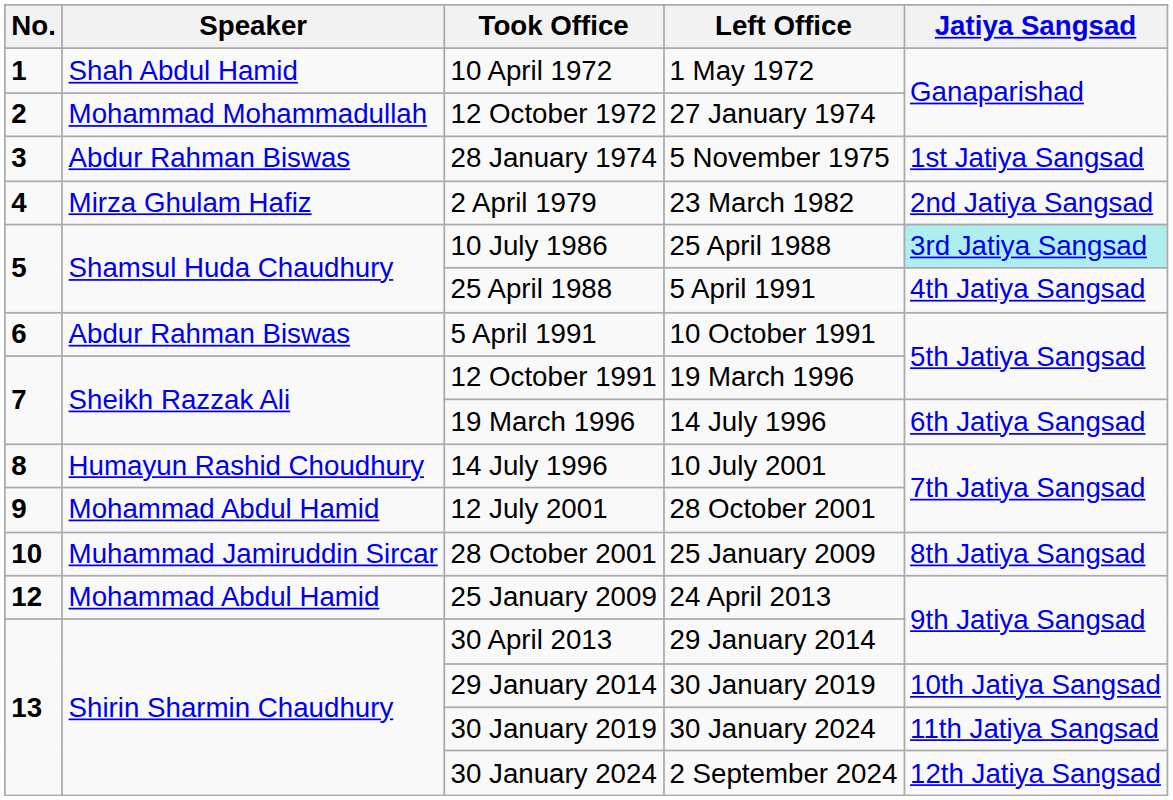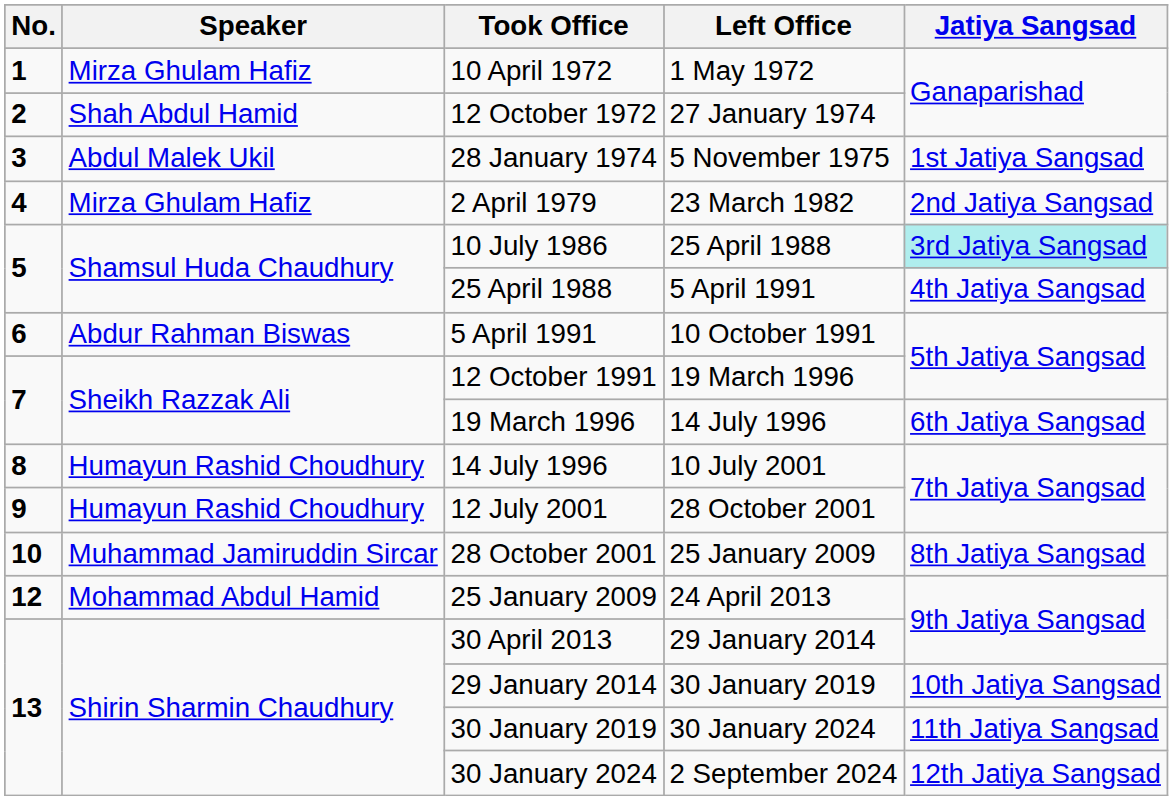(183, 70) Shah Abdul Hamid -> (190, 70) Mirza Ghulam Hafiz
(248, 114) Mohammad Mohammadullah -> (183, 114) Shah Abdul Hamid
(209, 158) Abdur Rahman Biswas -> (172, 158) Abdul Malek Ukil
(224, 509) Mohammad Abdul Hamid -> (246, 509) Humayun Rashid Choudhury
